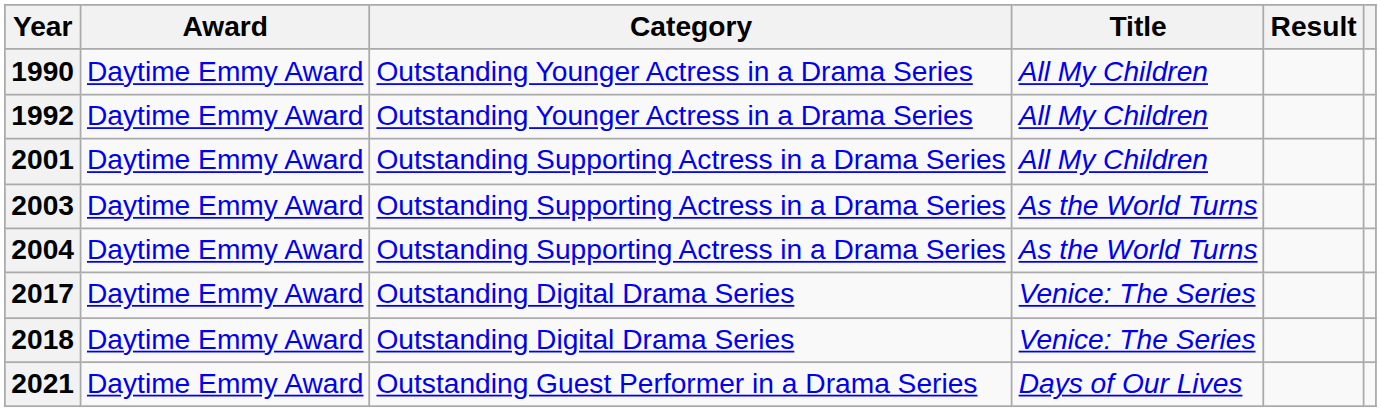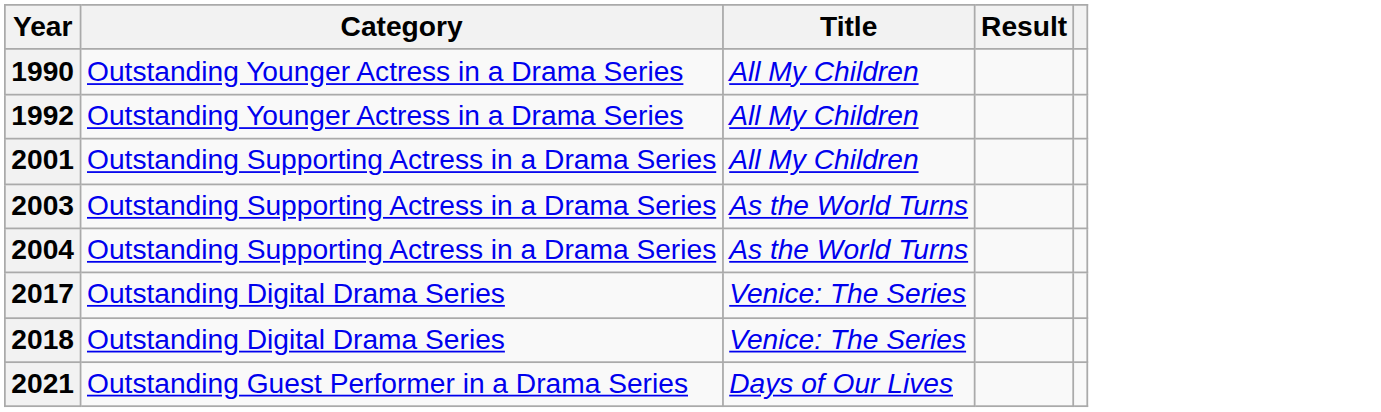- column: (225, 26)
